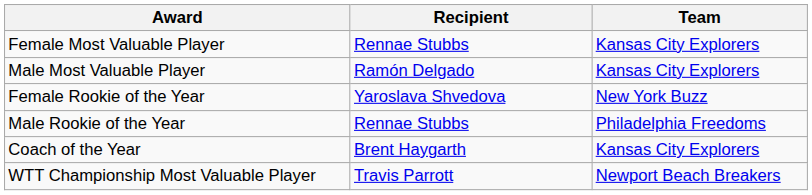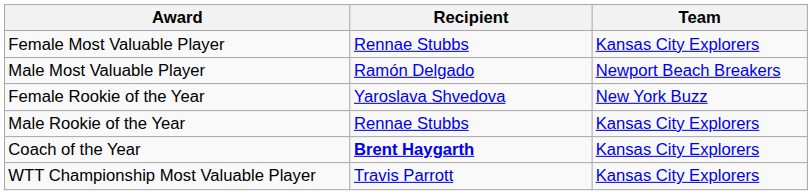(678, 70) Kansas City Explorers -> (688, 70) Newport Beach Breakers
(681, 123) Philadelphia Freedoms -> (678, 123) Kansas City Explorers
(410, 149) normal -> (414, 149) bold
(688, 176) Newport Beach Breakers -> (678, 176) Kansas City Explorers
